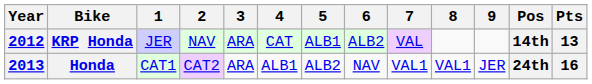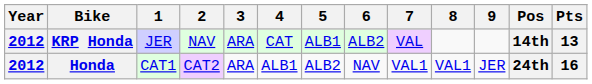(26, 66) 2013 -> (26, 66) 2012
